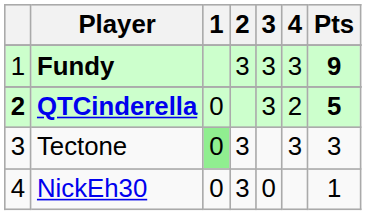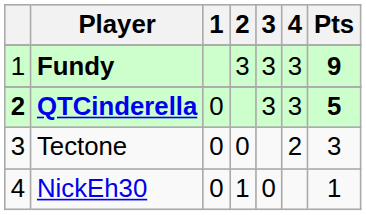(295, 106) 2 -> (295, 106) 3
(216, 147) lightgreen background -> (216, 147) no background
(243, 147) 3 -> (243, 147) 0
(295, 147) 3 -> (295, 147) 2
(243, 188) 3 -> (243, 188) 1
